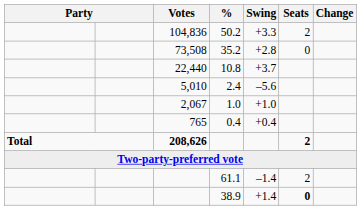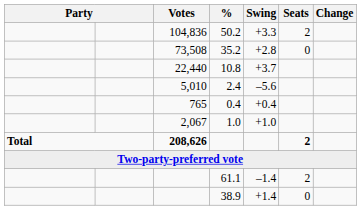rows swapped: (234, 104) <-> (234, 123)
(307, 196) bold -> (307, 196) normal
